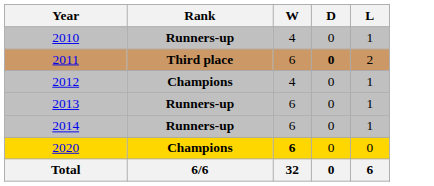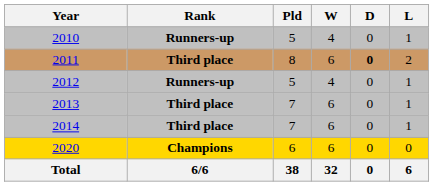+ column: (292, 15)
(200, 82) Champions -> (200, 82) Runners-up
(200, 104) Runners-up -> (200, 104) Third place
(200, 126) Runners-up -> (200, 126) Third place
(292, 148) bold -> (331, 148) normal
